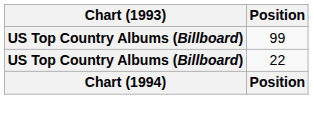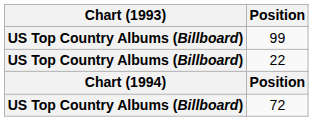+ row: (277, 104)
